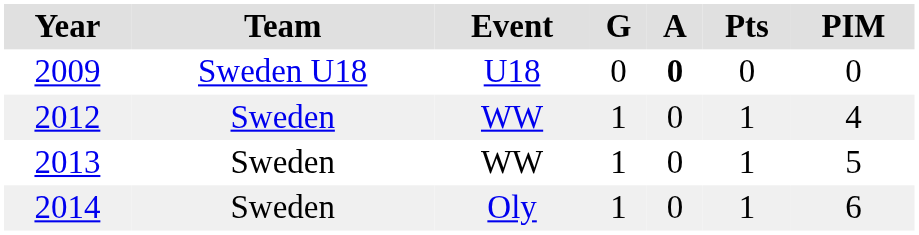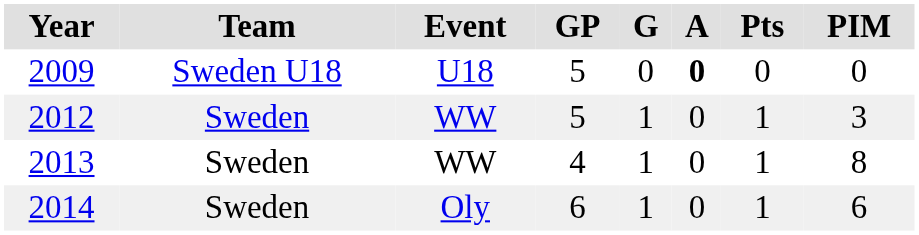+ column: (578, 26)
(853, 116) 4 -> (859, 116) 3
(853, 162) 5 -> (859, 162) 8
